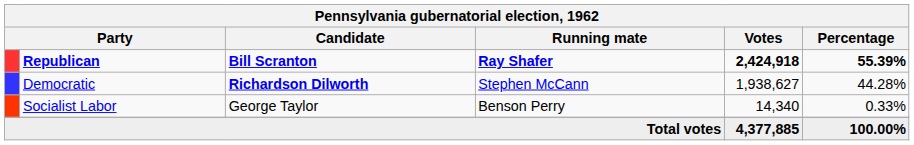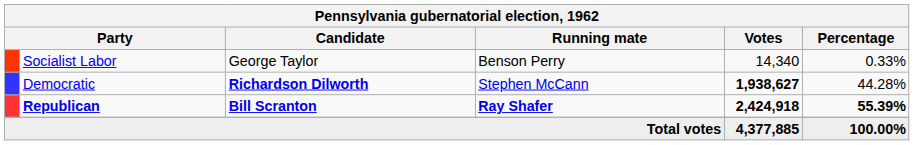rows swapped: (61, 61) <-> (70, 106)
(767, 84) normal -> (767, 84) bold
